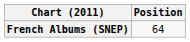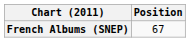(158, 29) 64 -> (158, 29) 67
